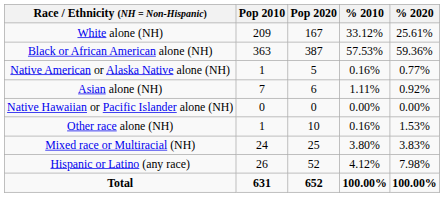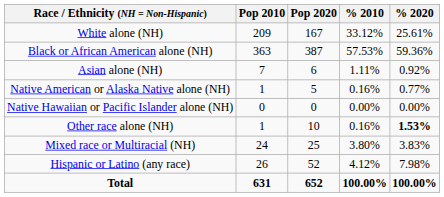rows swapped: (120, 70) <-> (120, 88)
(414, 126) normal -> (414, 126) bold
